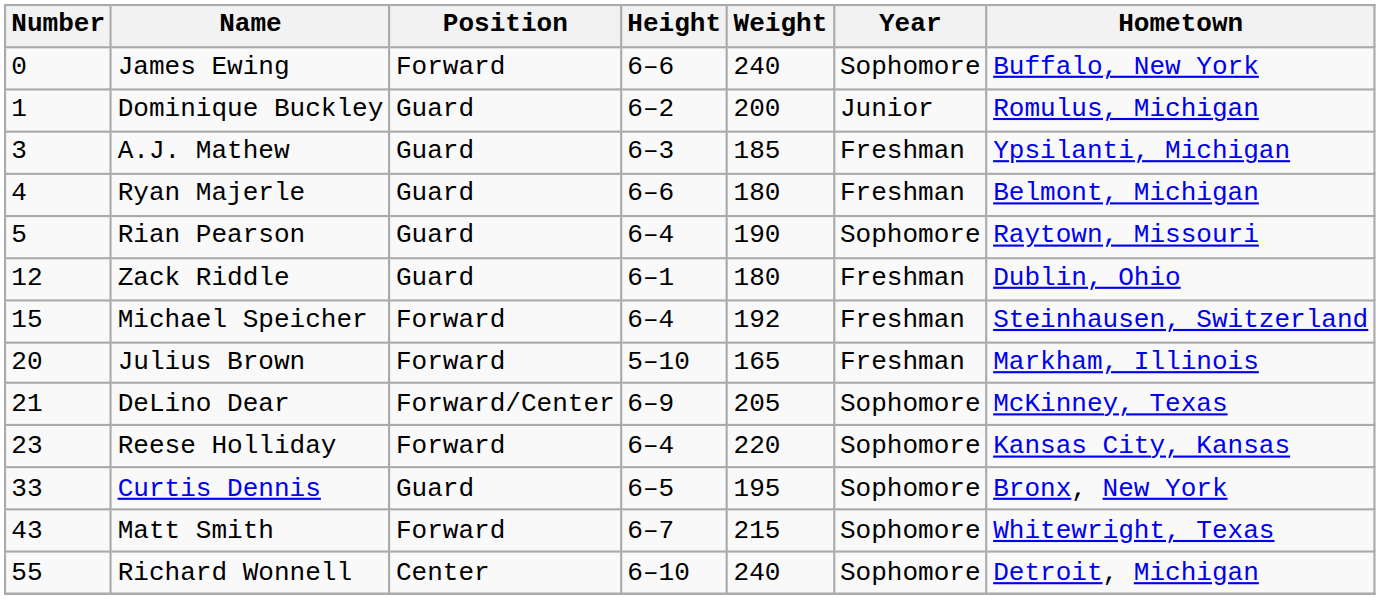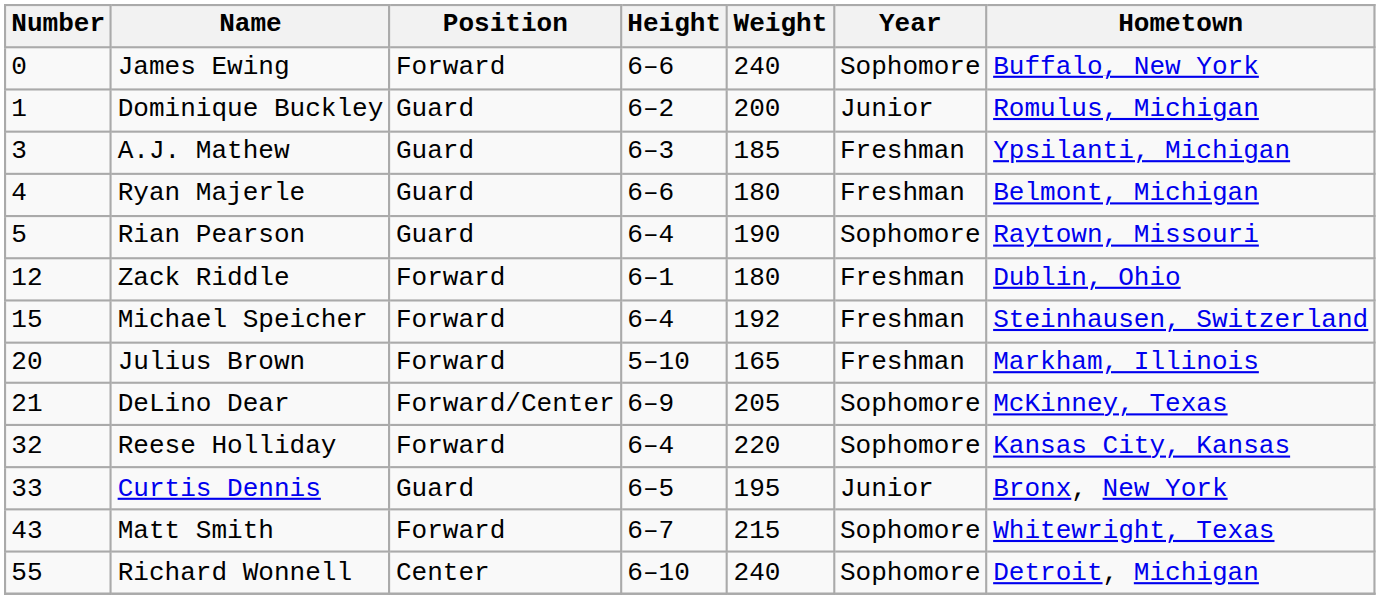(435, 279) Guard -> (451, 279) Forward
(27, 447) 23 -> (27, 447) 32
(910, 489) Sophomore -> (887, 489) Junior
